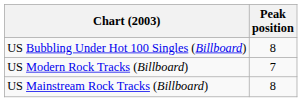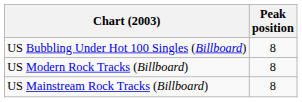(273, 67) 7 -> (273, 67) 8
